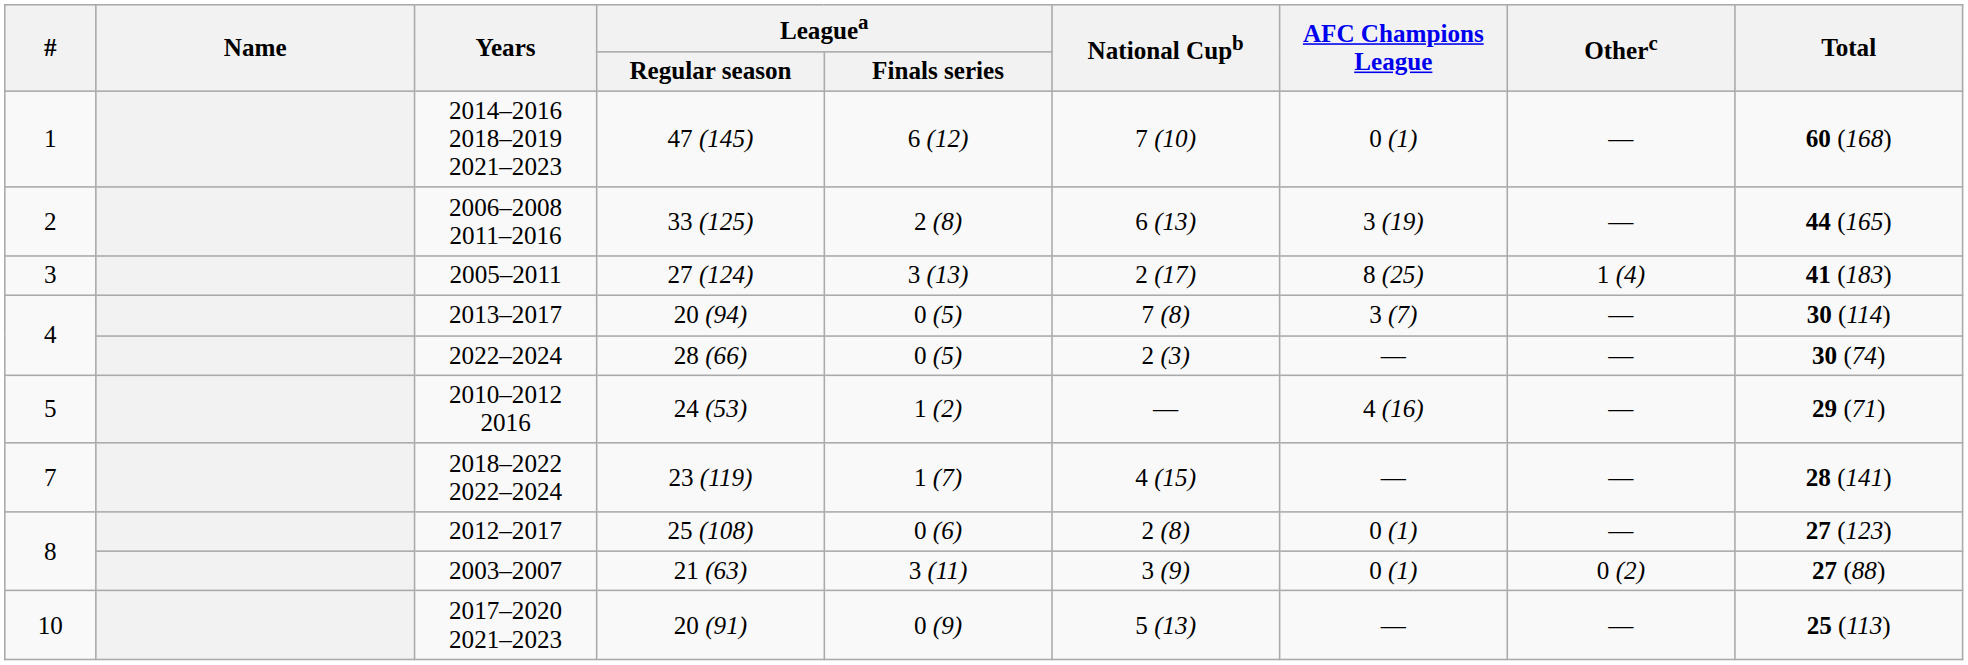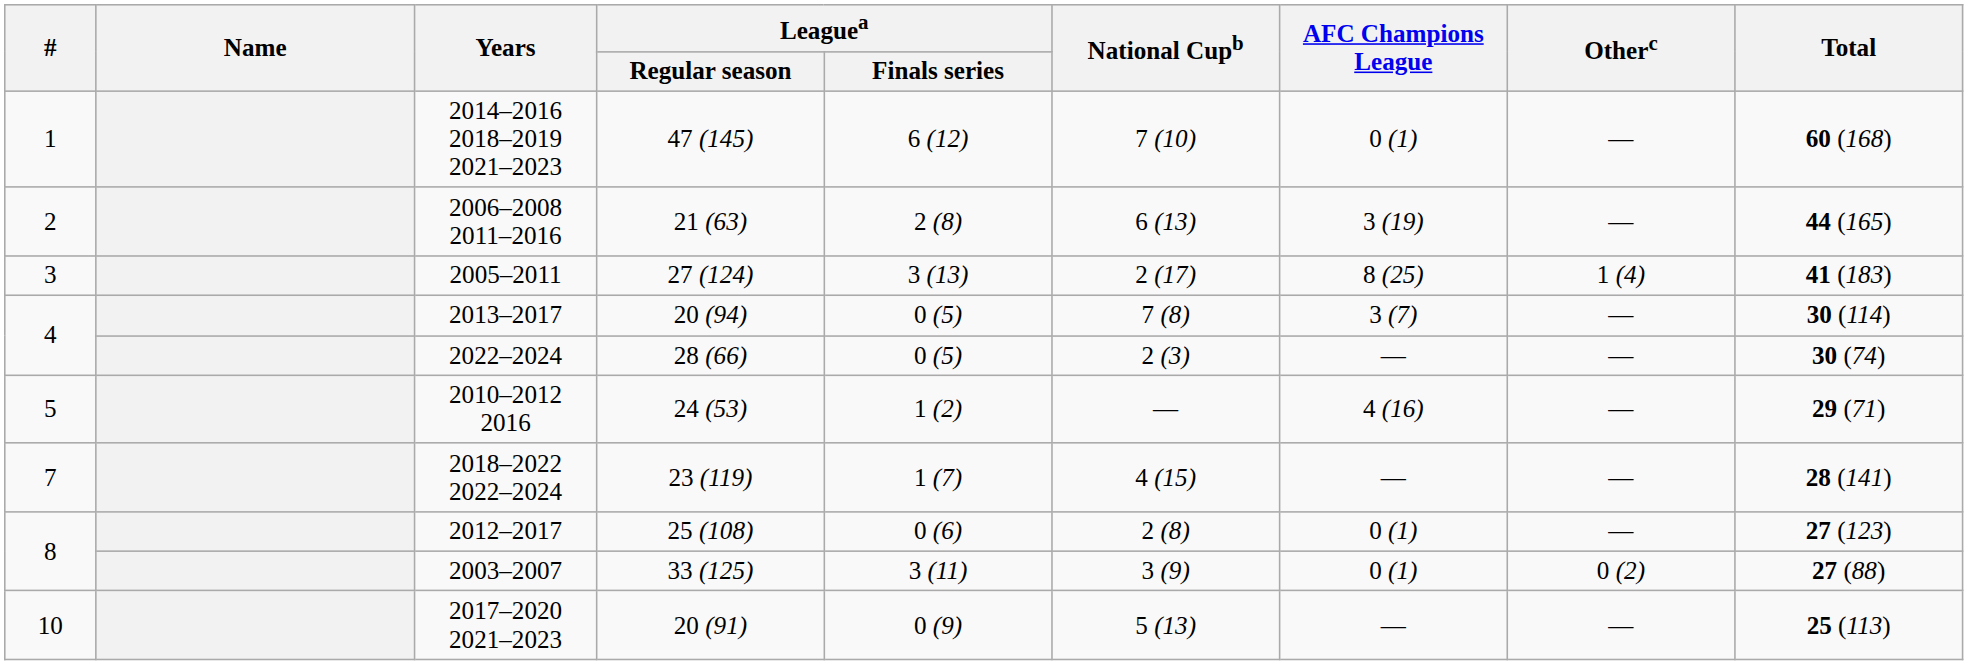(710, 221) 33 (125) -> (710, 221) 21 (63)
(710, 570) 21 (63) -> (710, 570) 33 (125)
